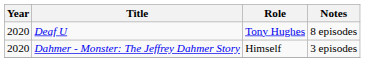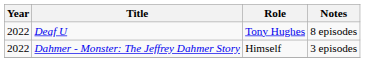(18, 31) 2020 -> (18, 31) 2022
(18, 48) 2020 -> (18, 48) 2022
